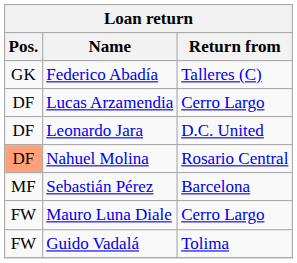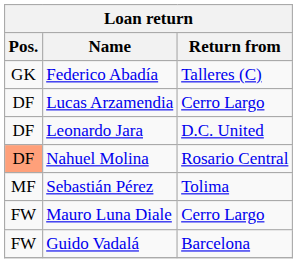(216, 187) Barcelona -> (205, 187) Tolima
(205, 243) Tolima -> (216, 243) Barcelona
